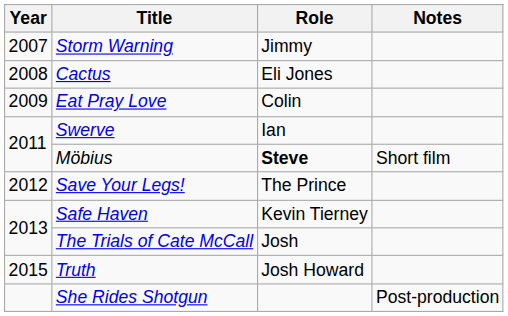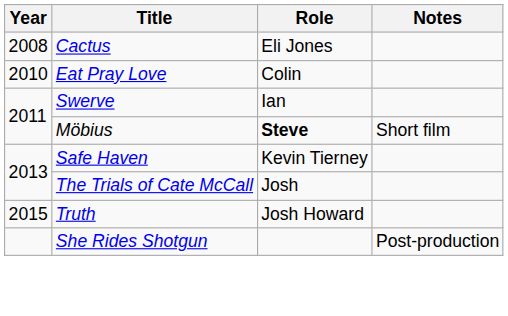- row: (114, 46)
(28, 102) 2009 -> (28, 74) 2010
- row: (120, 185)
